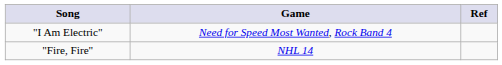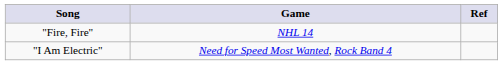rows swapped: (68, 32) <-> (68, 50)
